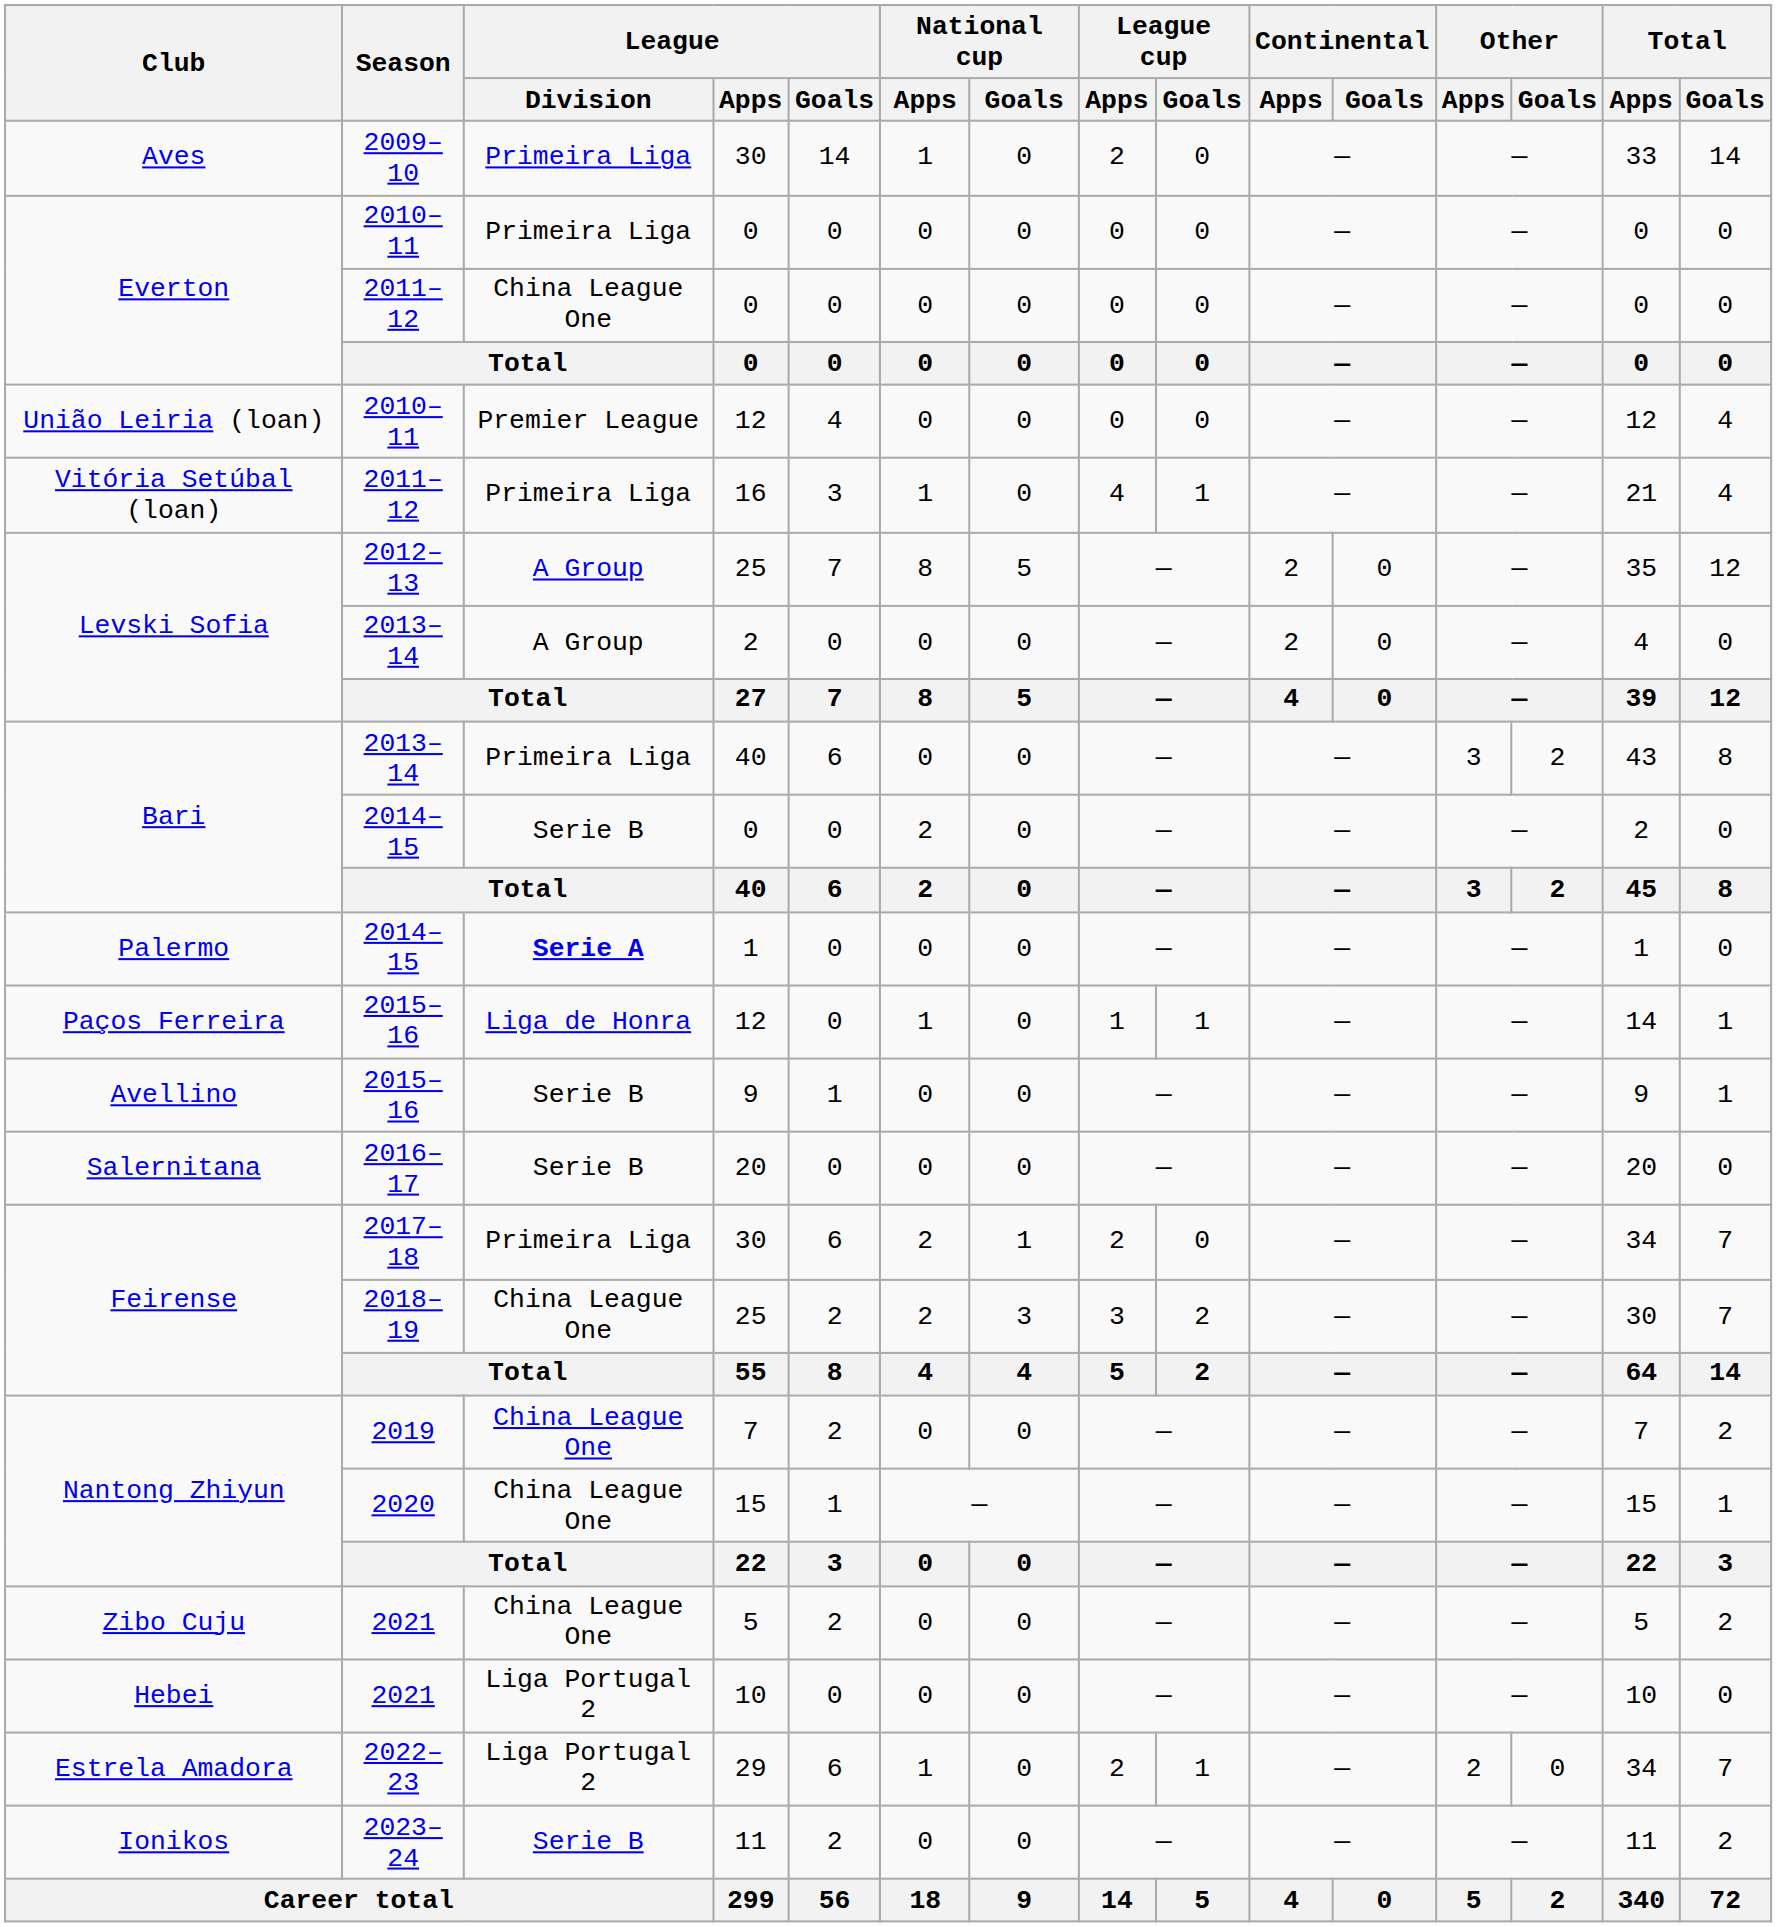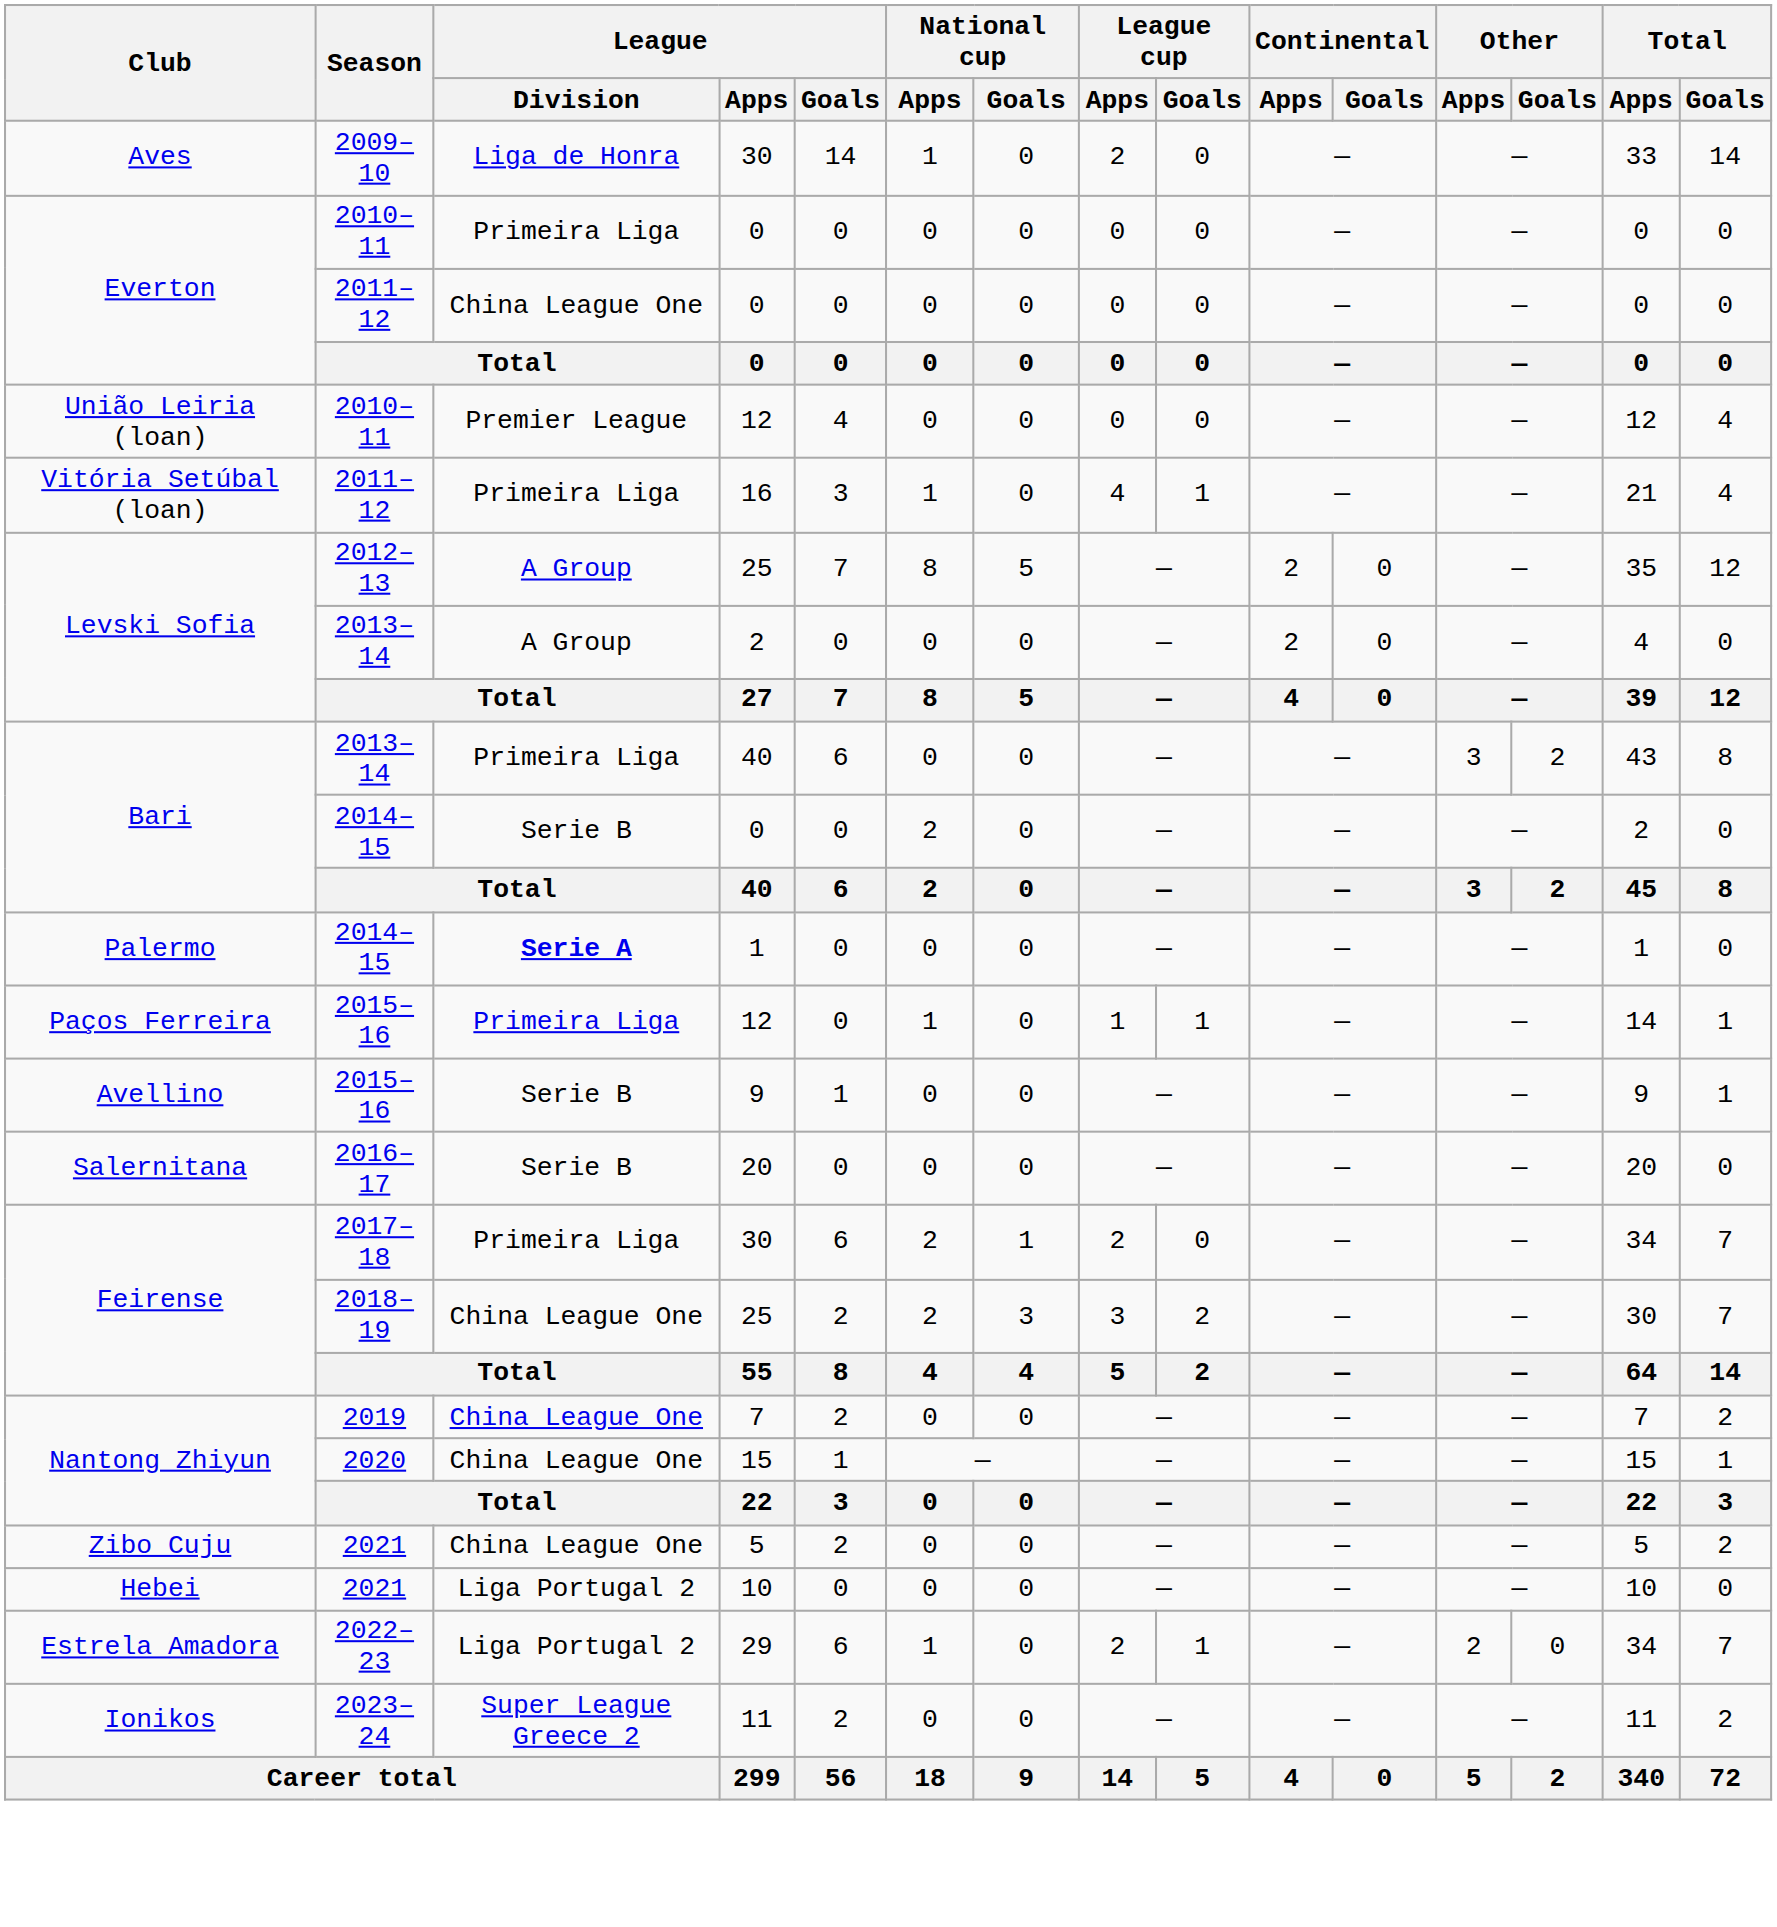(588, 158) Primeira Liga -> (576, 158) Liga de Honra
(588, 1022) Liga de Honra -> (576, 1022) Primeira Liga
(588, 1842) Serie B -> (576, 1721) Super League Greece 2
